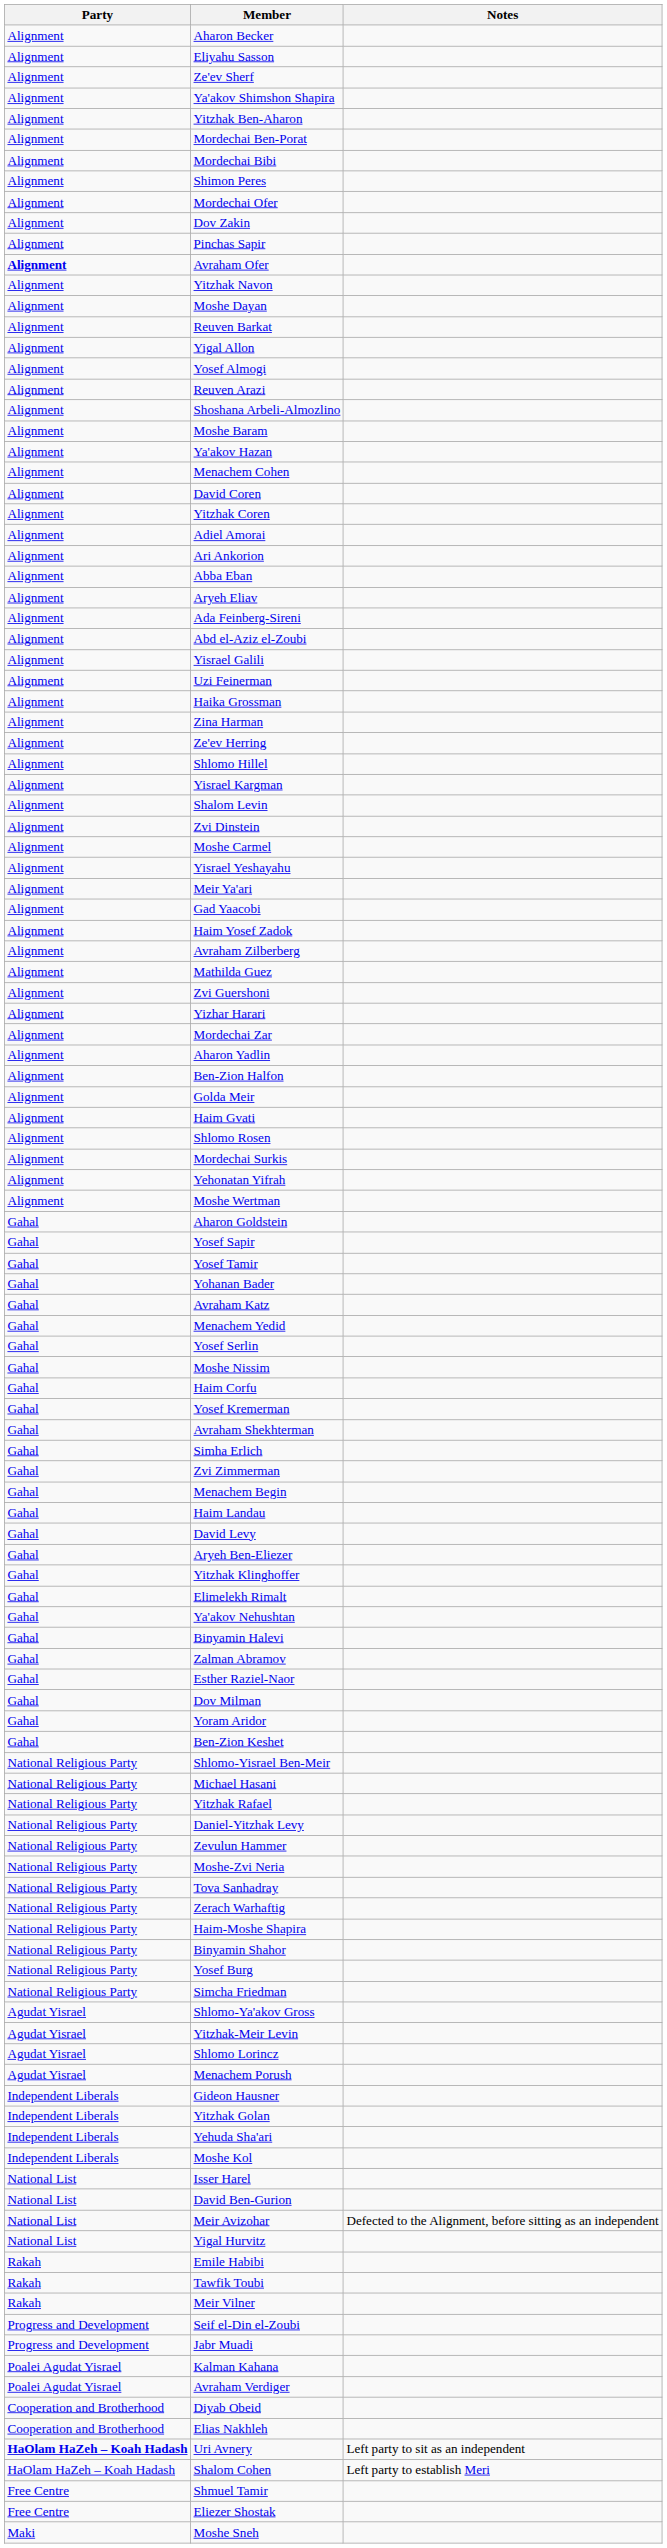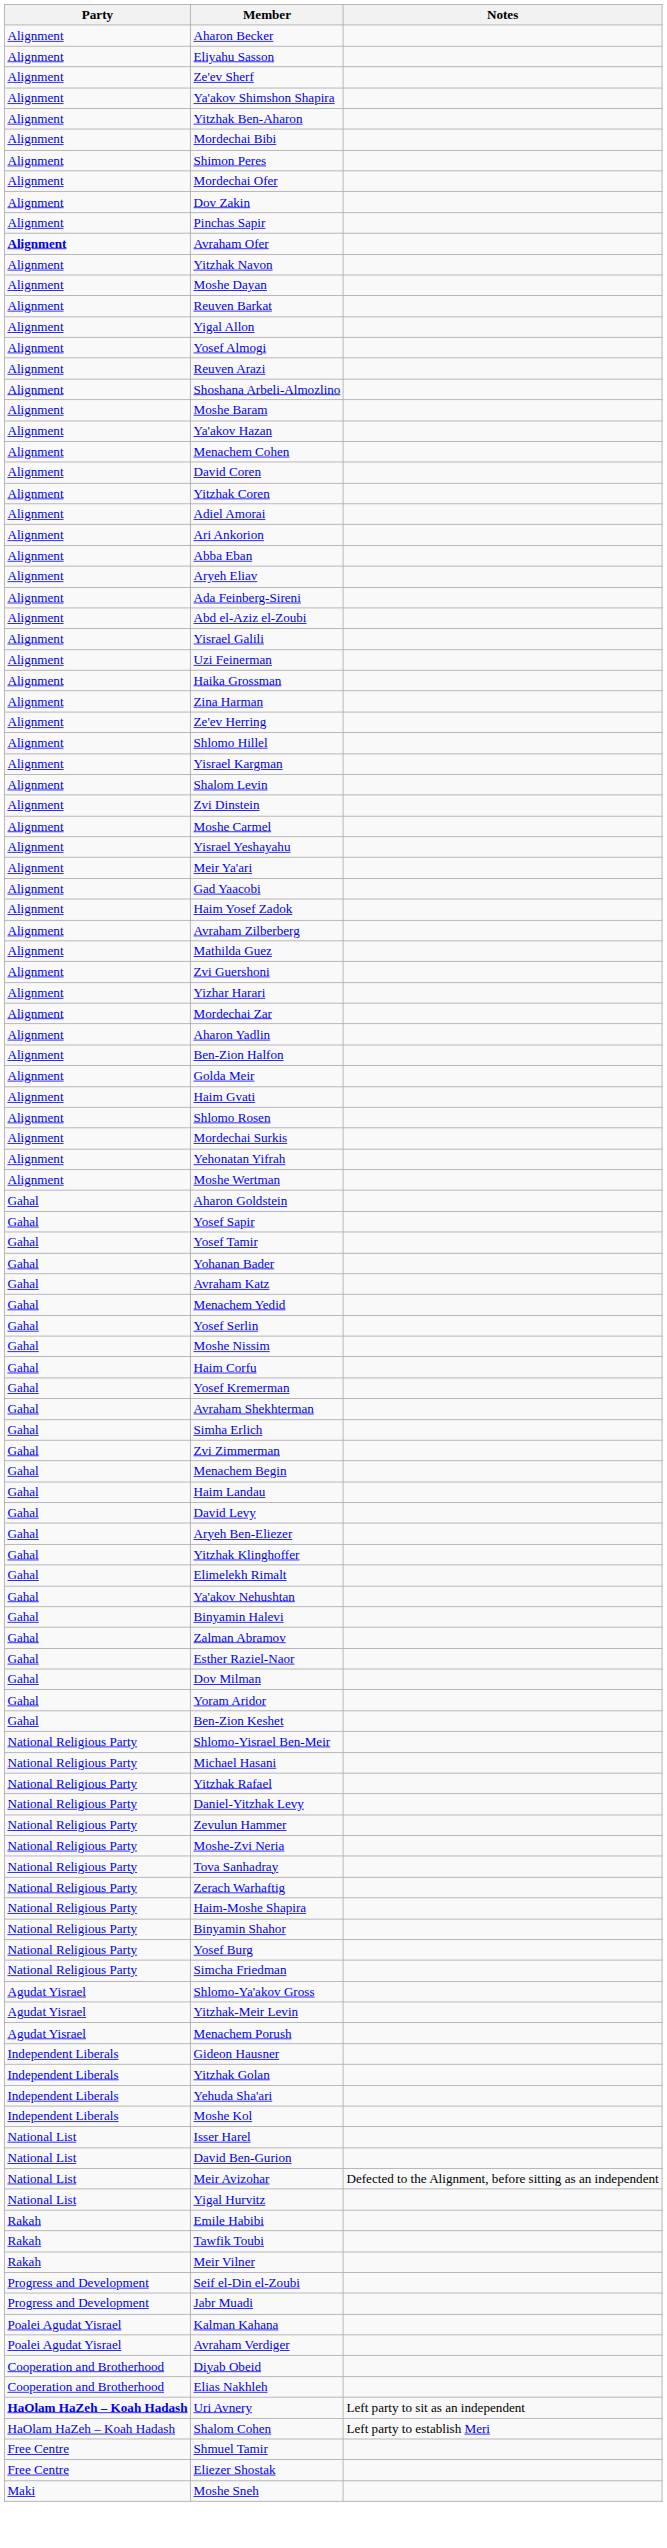- row: (250, 139)
- row: (236, 2054)
